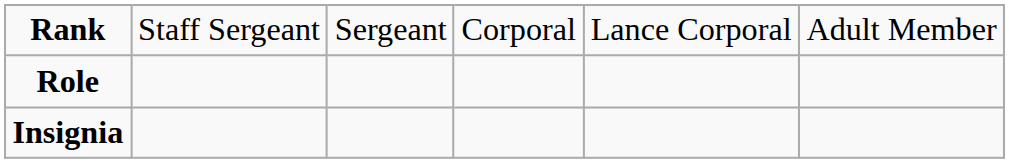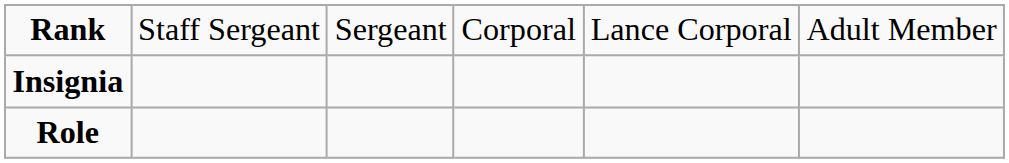rows swapped: (68, 132) <-> (68, 81)
